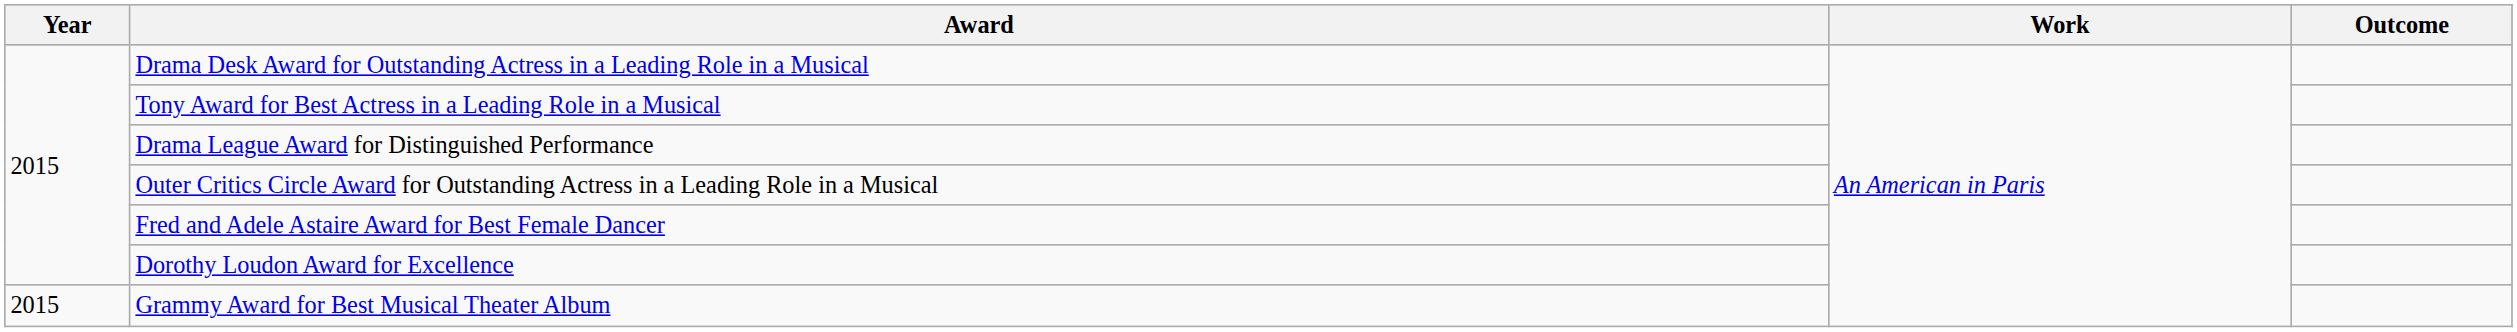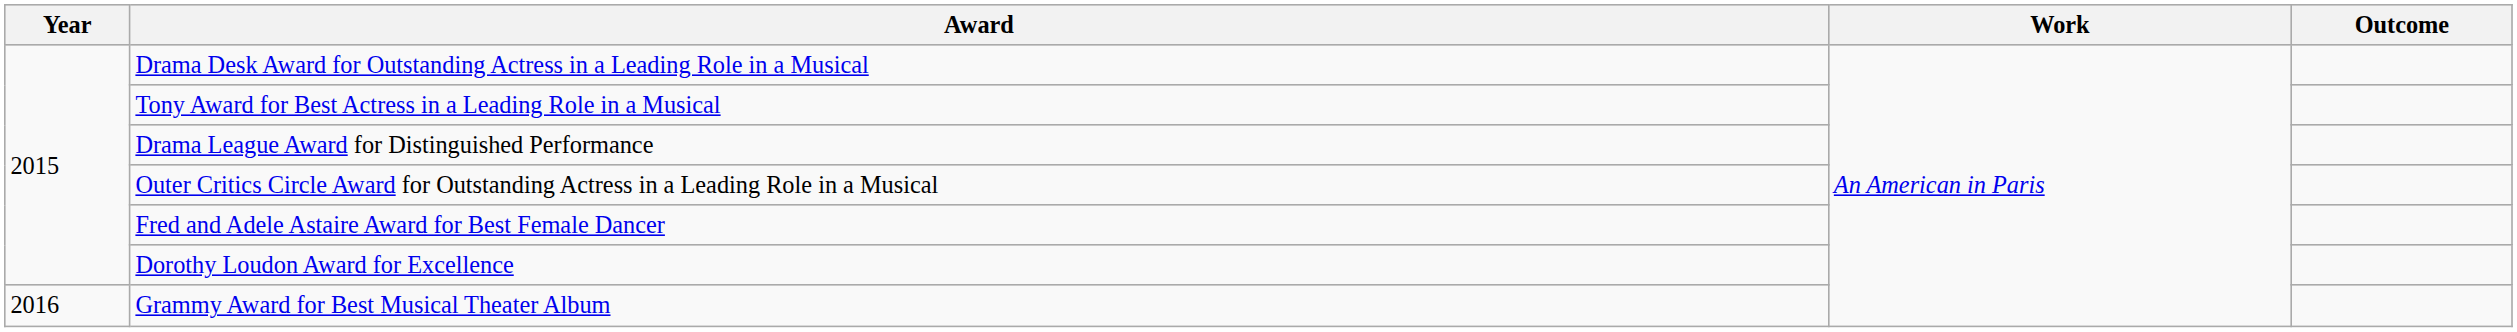(35, 305) 2015 -> (35, 305) 2016
